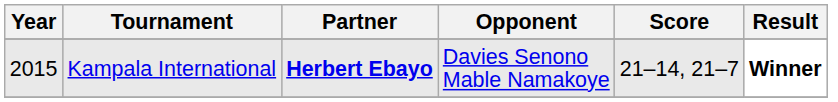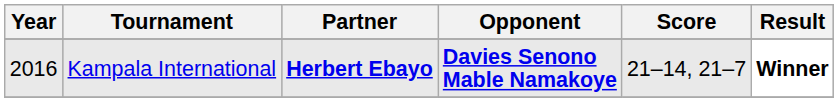(34, 68) 2015 -> (34, 68) 2016
(526, 68) normal -> (530, 68) bold
